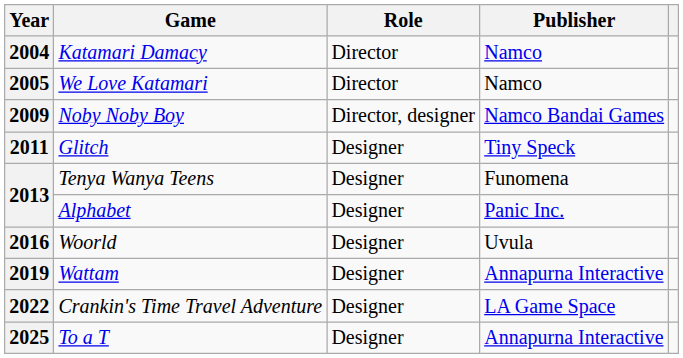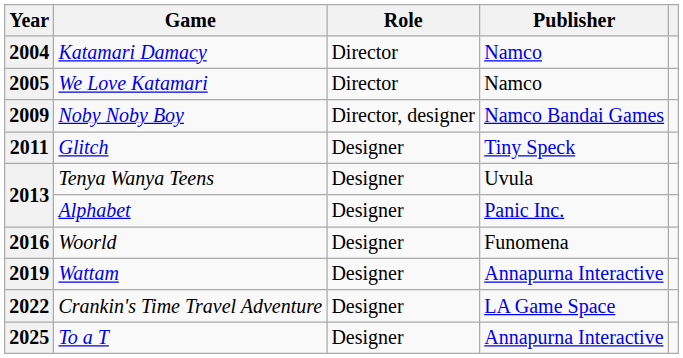(526, 178) Funomena -> (509, 178) Uvula
(509, 242) Uvula -> (526, 242) Funomena
